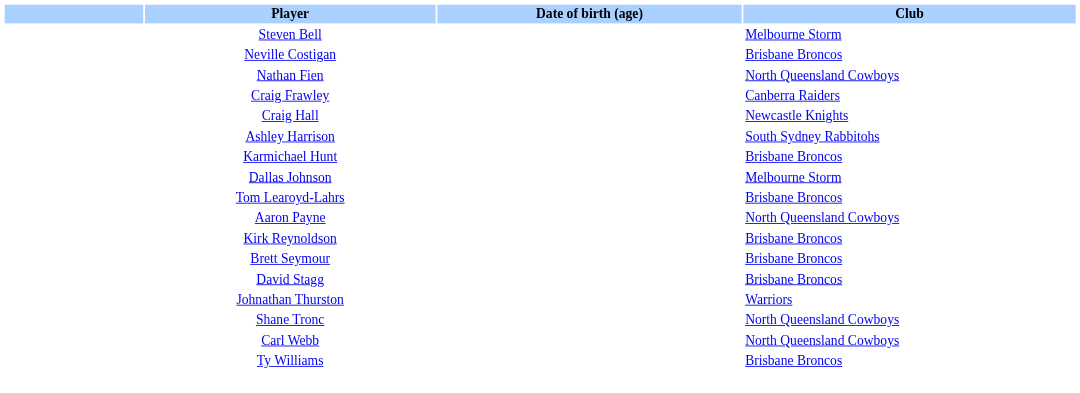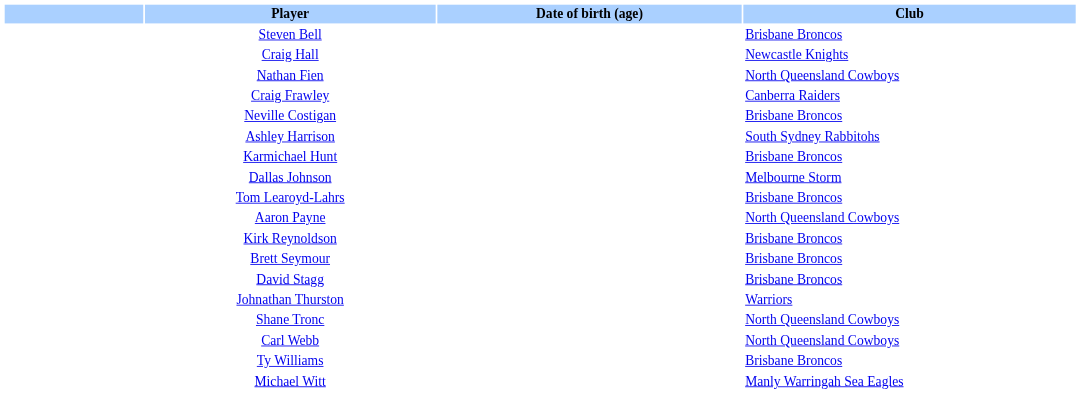(793, 34) Melbourne Storm -> (794, 34) Brisbane Broncos
rows swapped: (290, 54) <-> (290, 116)
+ row: (290, 381)
